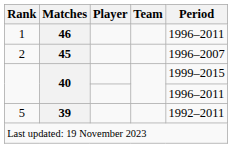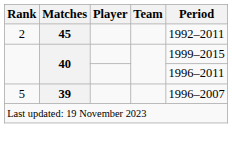- row: (22, 34)
(197, 53) 1996–2007 -> (196, 34) 1992–2011
(196, 113) 1992–2011 -> (197, 93) 1996–2007
